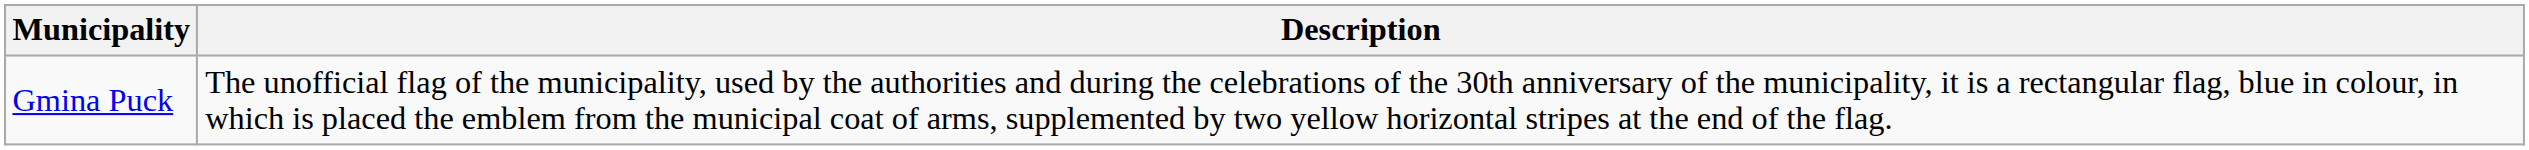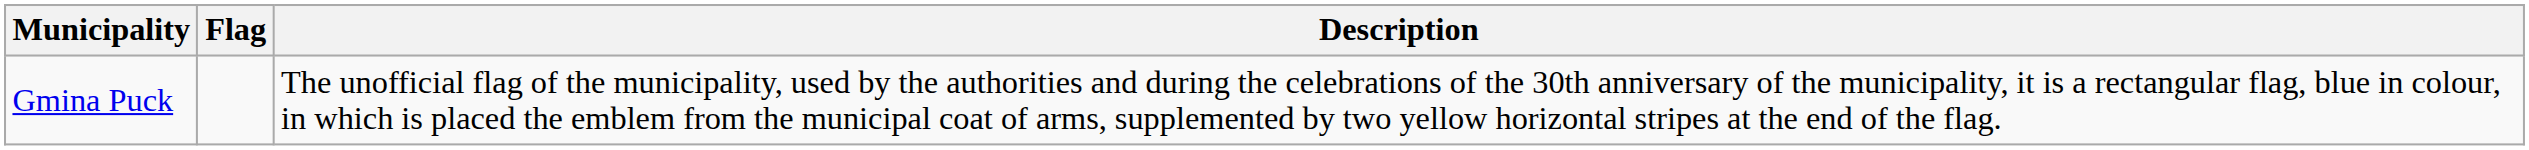+ column: (236, 30)
